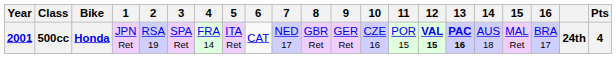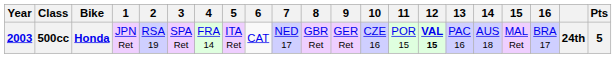(20, 37) 2001 -> (20, 37) 2003
(460, 37) bold -> (460, 37) normal
(600, 37) 4 -> (599, 37) 5
